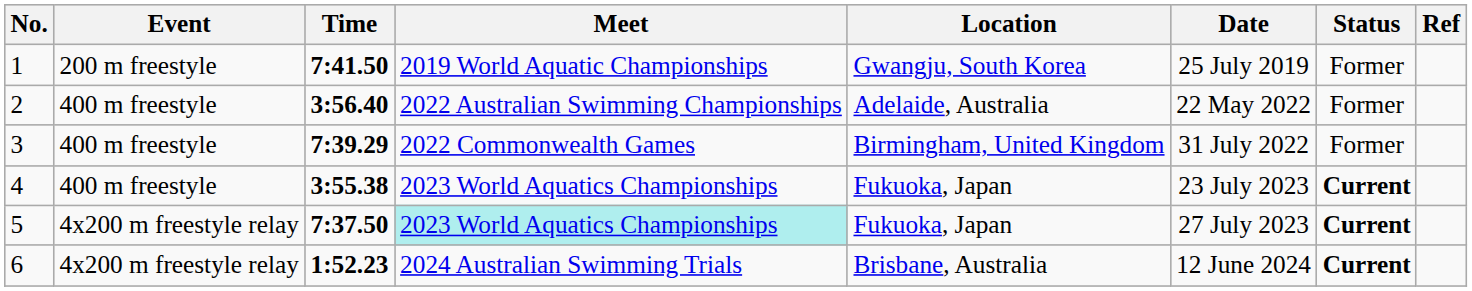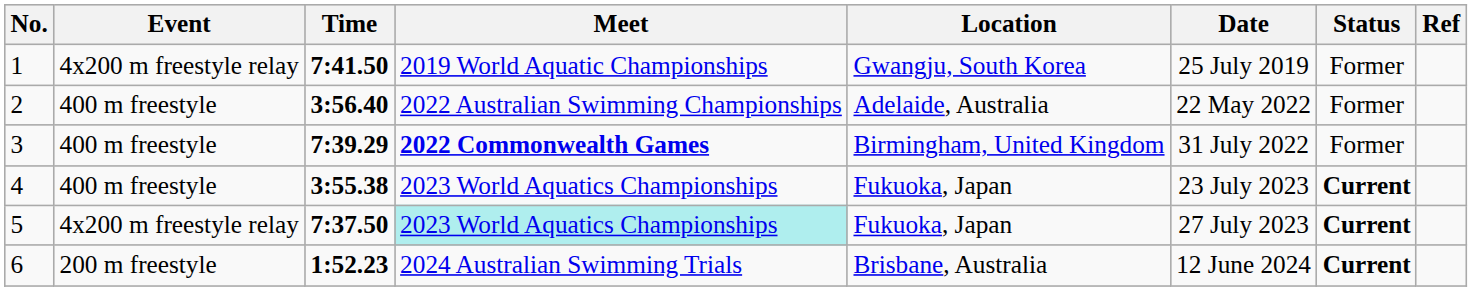(138, 64) 200 m freestyle -> (179, 64) 4x200 m freestyle relay
(548, 144) normal -> (555, 144) bold
(179, 265) 4x200 m freestyle relay -> (138, 265) 200 m freestyle
